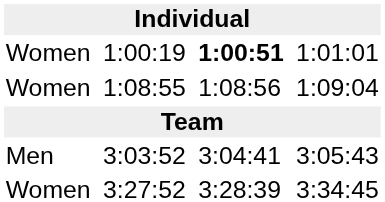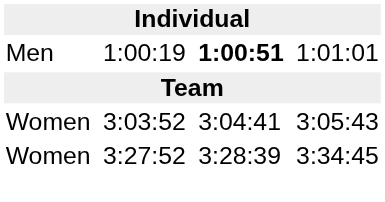(48, 53) Women -> (30, 53) Men
- row: (144, 87)
(30, 155) Men -> (48, 121) Women
